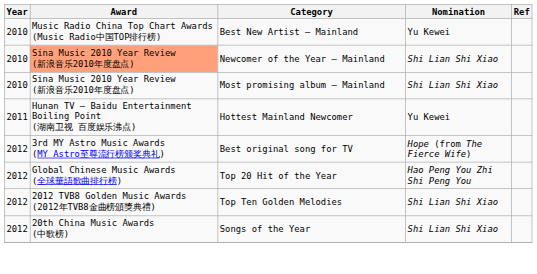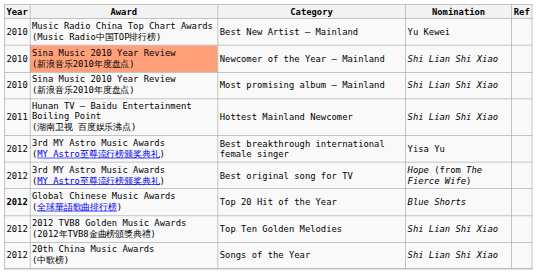(429, 117) Yu Kewei -> (453, 117) Shi Lian Shi Xiao
+ row: (302, 149)
(17, 176) normal -> (17, 202) bold
(450, 176) Hao Peng You Zhi Shi Peng You -> (437, 202) Blue Shorts
